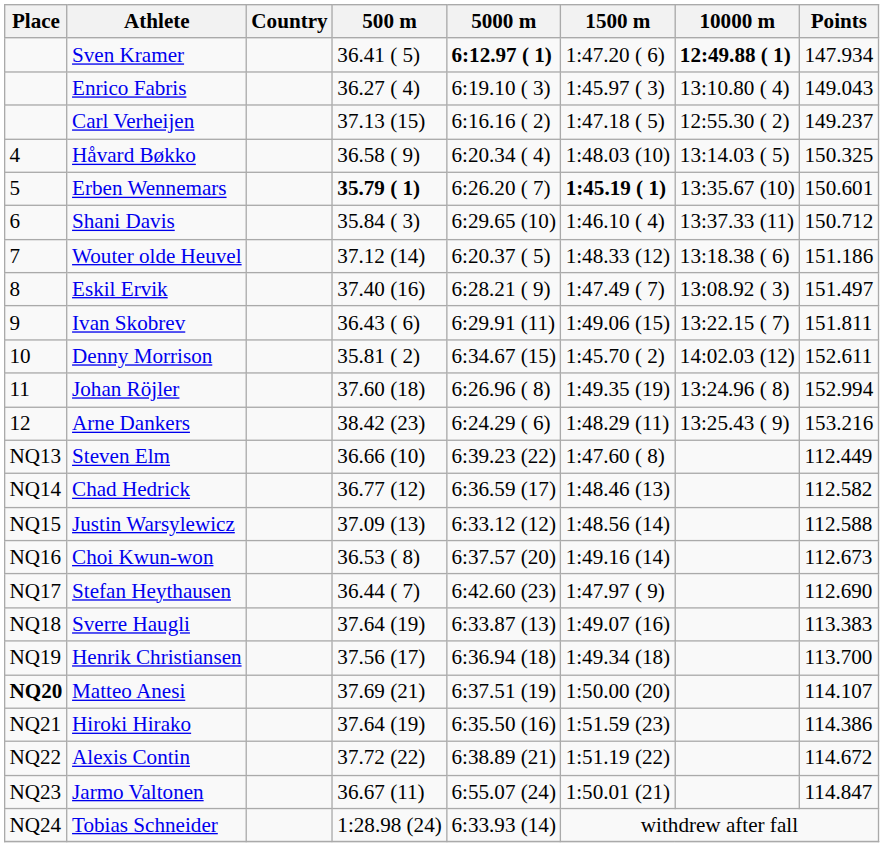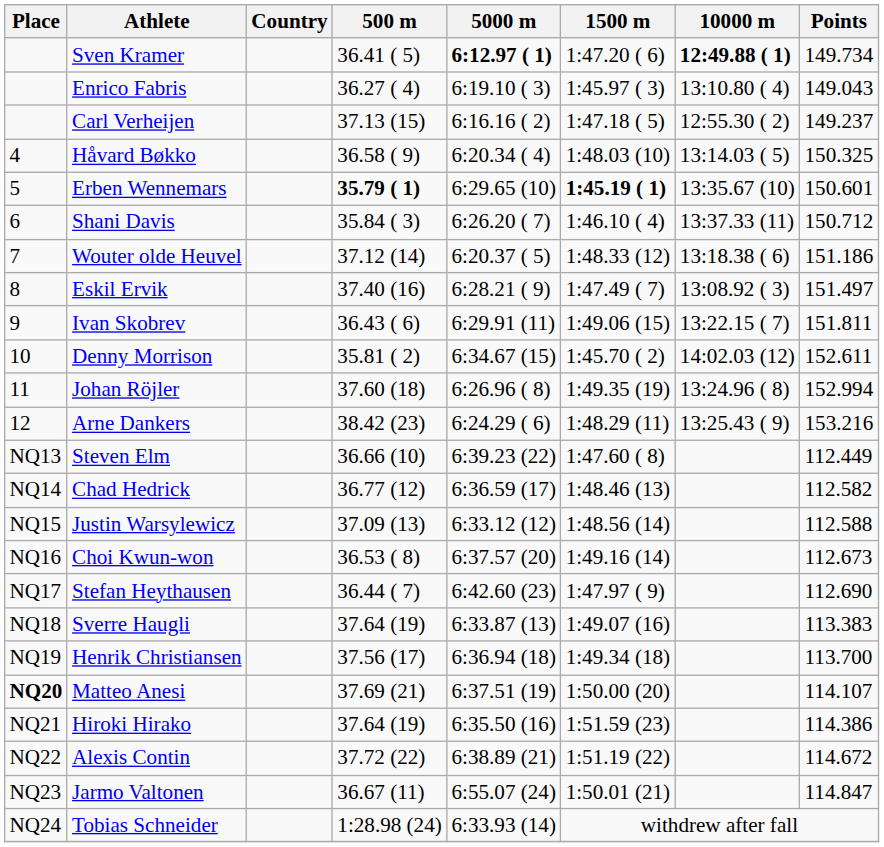(839, 54) 147.934 -> (839, 54) 149.734
(501, 188) 6:26.20 ( 7) -> (504, 188) 6:29.65 (10)
(504, 222) 6:29.65 (10) -> (501, 222) 6:26.20 ( 7)
